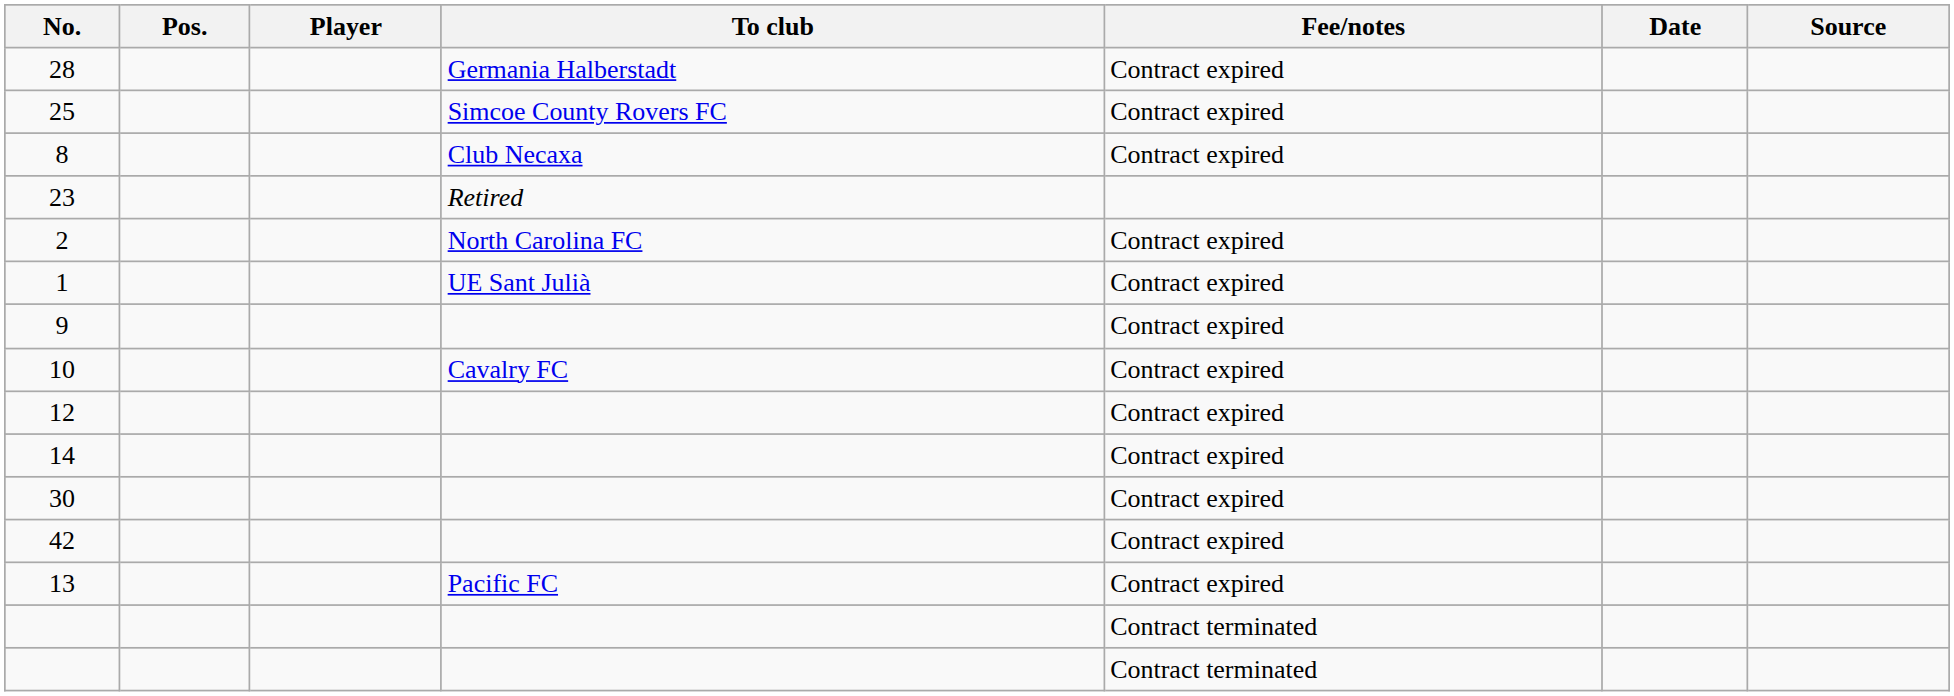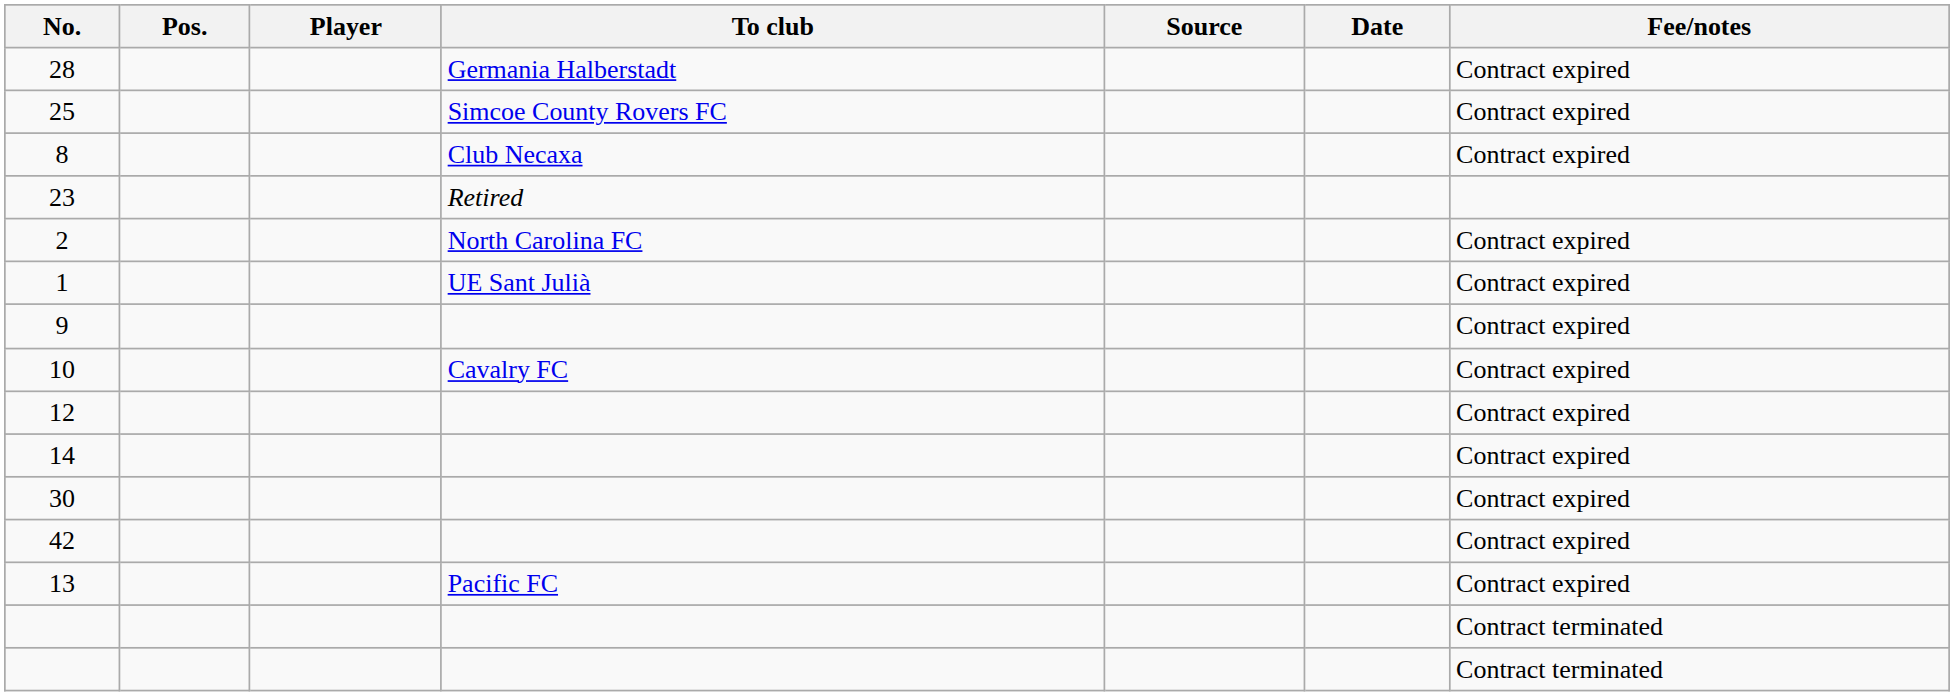columns swapped: (1353, 26) <-> (1848, 26)
